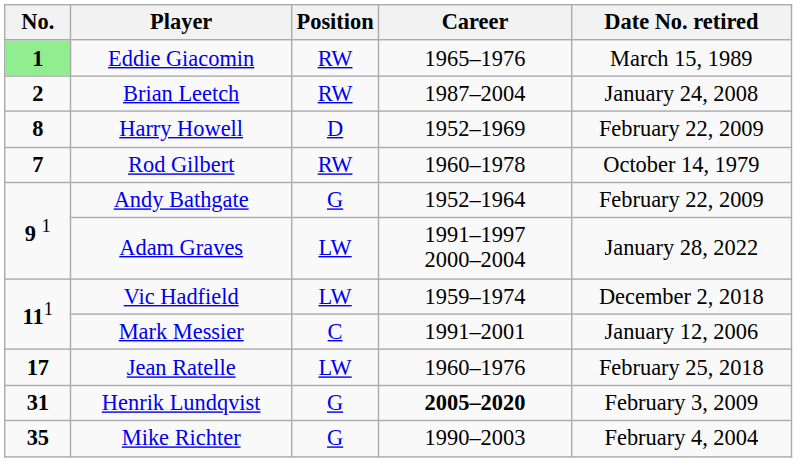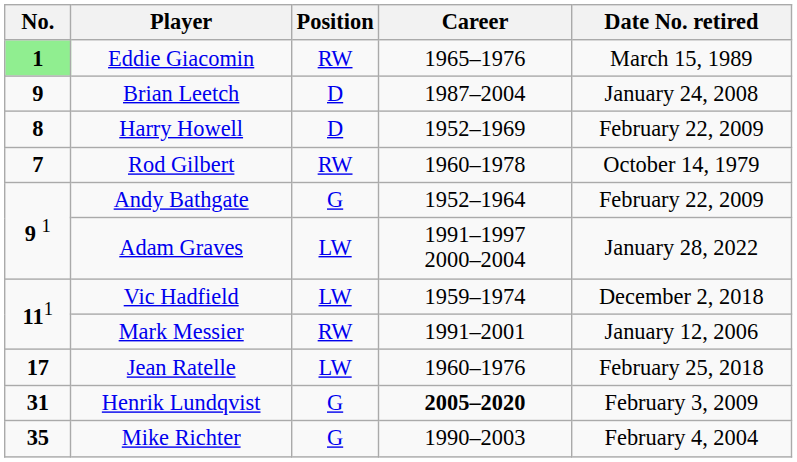(38, 93) 2 -> (38, 93) 9
(335, 93) RW -> (335, 93) D
(335, 331) C -> (335, 331) RW
